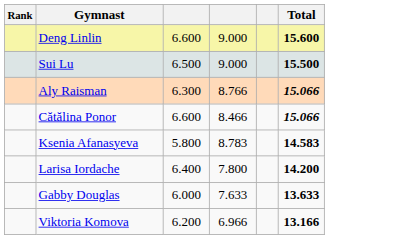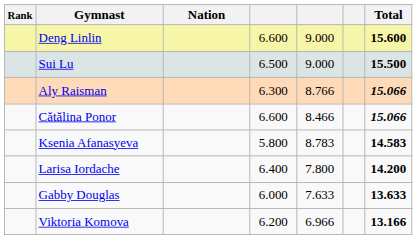+ column: (207, 14)
